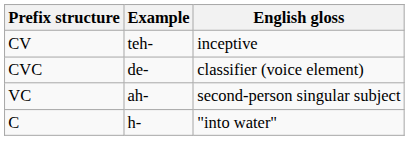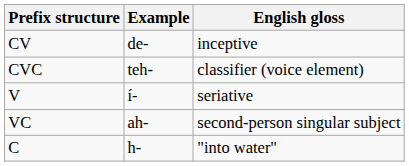(140, 43) teh- -> (138, 43) de-
(138, 69) de- -> (140, 69) teh-
+ row: (14, 95)
